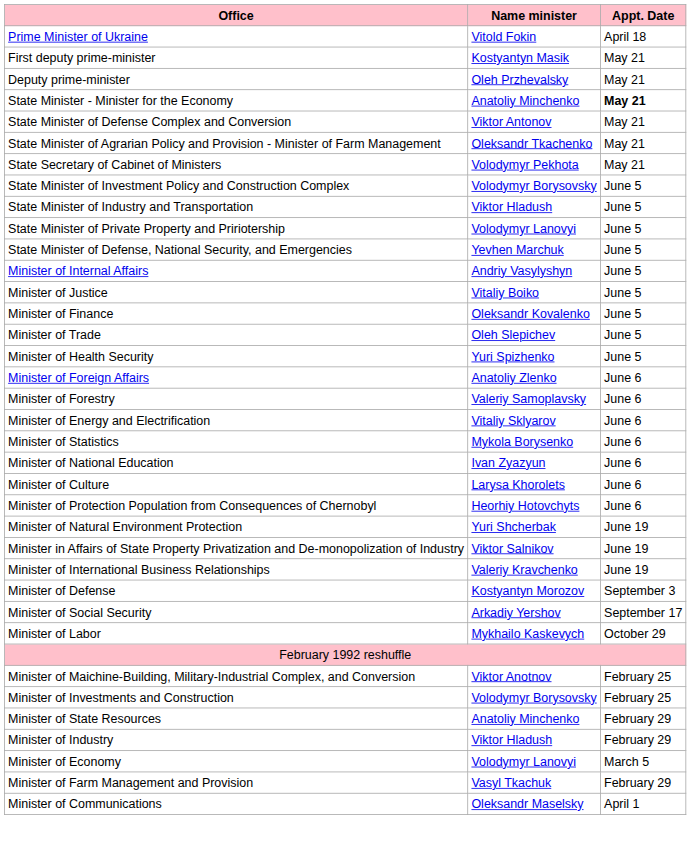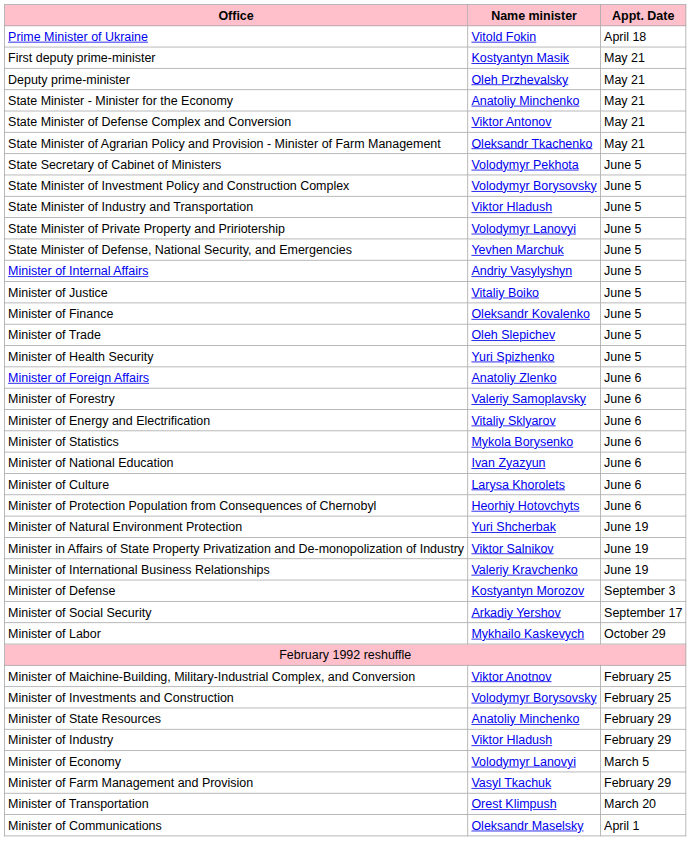(625, 101) bold -> (624, 101) normal
(624, 164) May 21 -> (623, 164) June 5
+ row: (78, 804)
